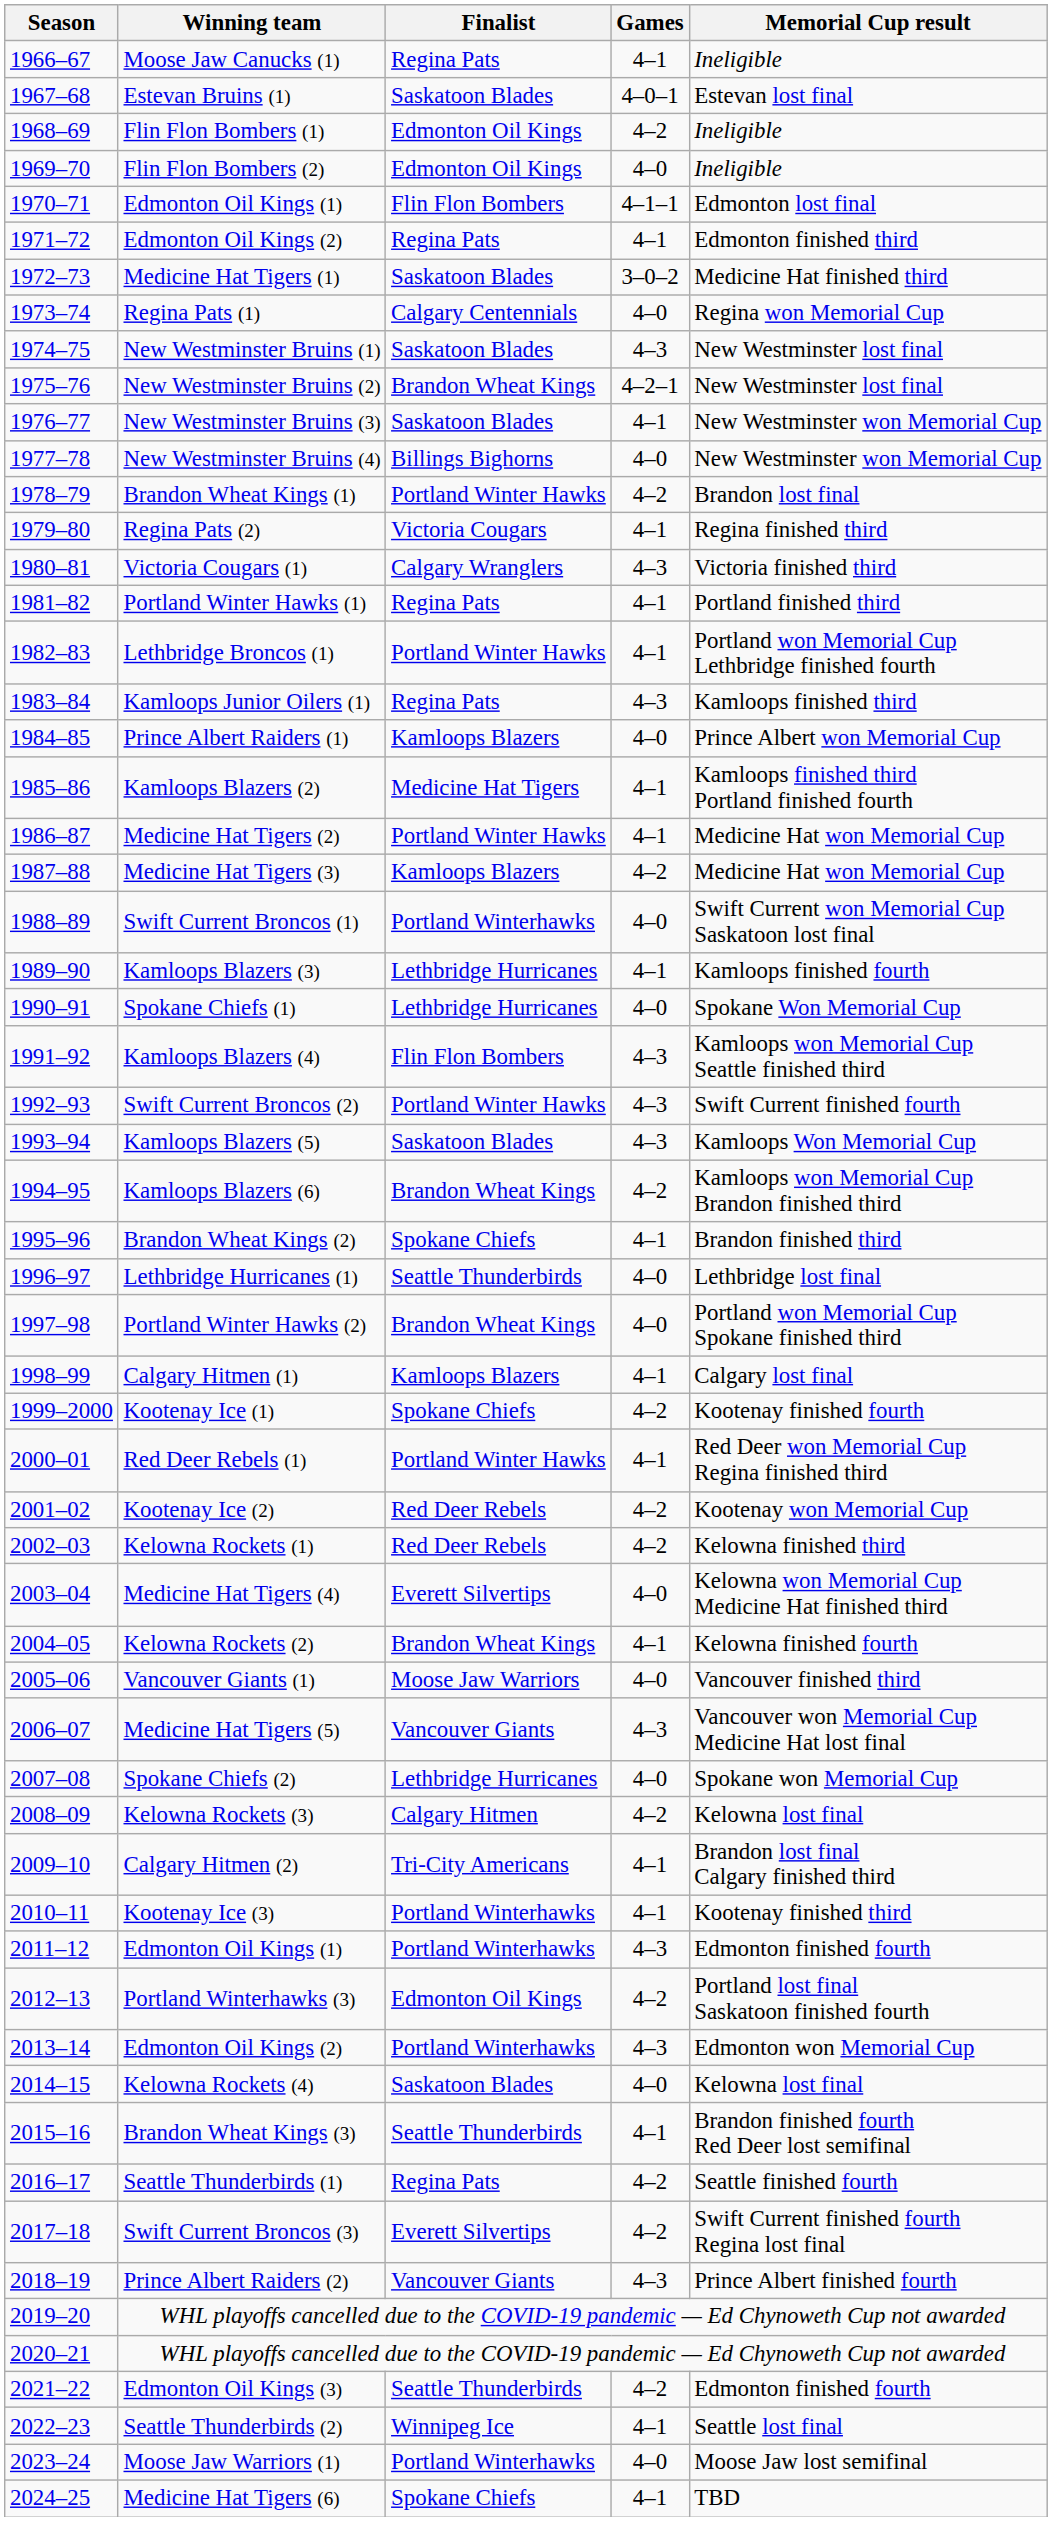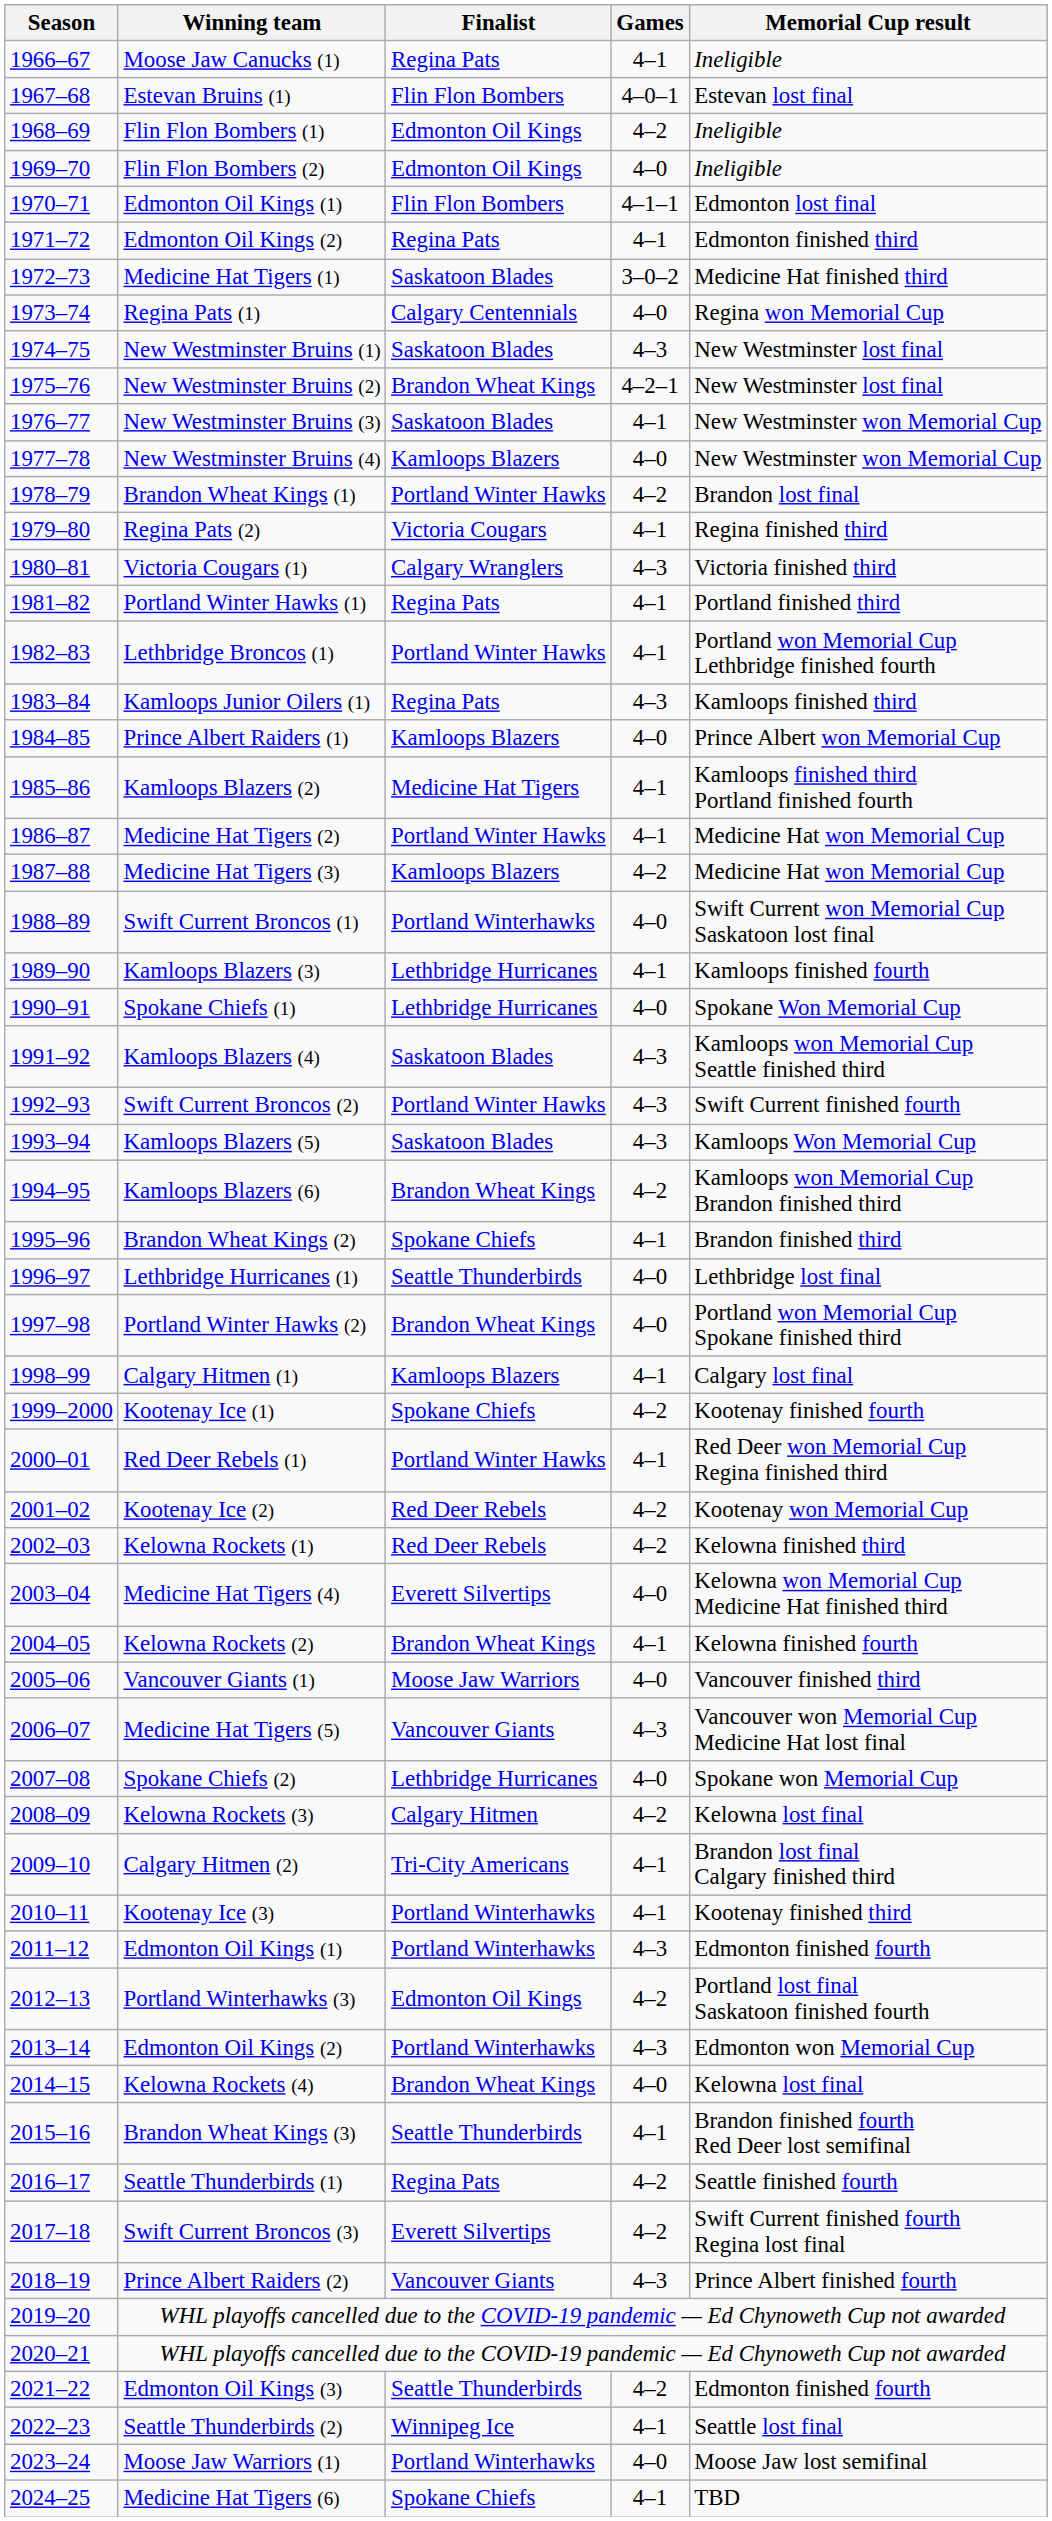(472, 95) Saskatoon Blades -> (478, 95) Flin Flon Bombers
(472, 458) Billings Bighorns -> (475, 458) Kamloops Blazers
(478, 1056) Flin Flon Bombers -> (472, 1056) Saskatoon Blades
(472, 2083) Saskatoon Blades -> (493, 2083) Brandon Wheat Kings
